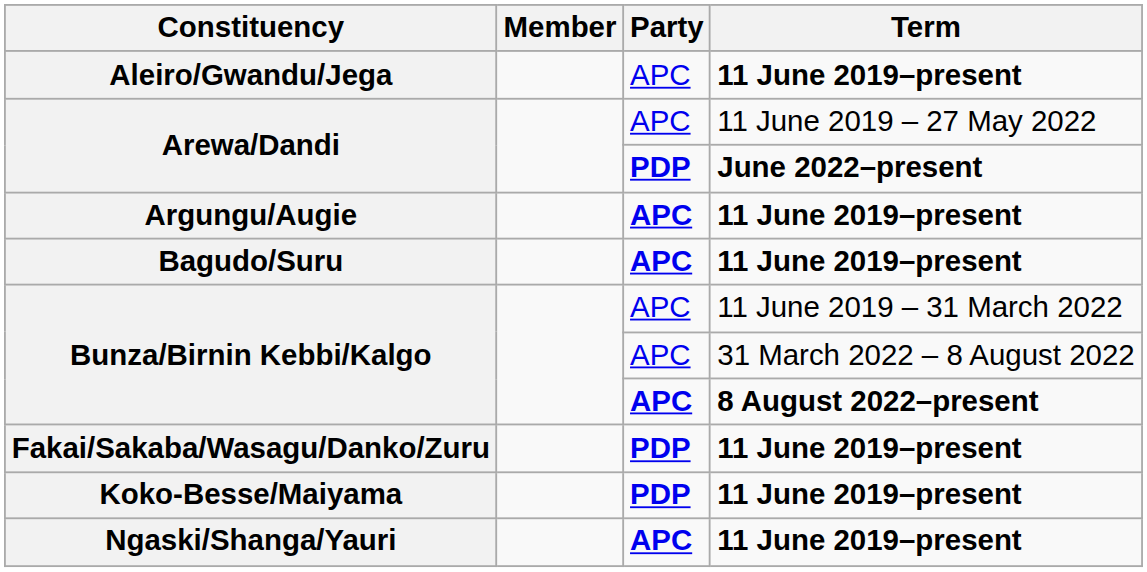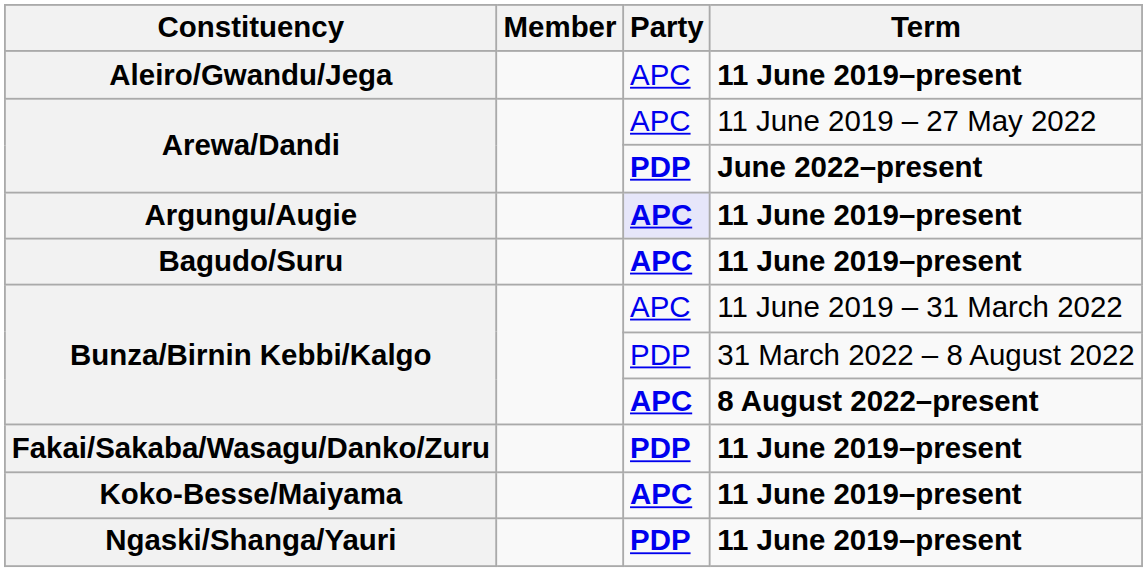(661, 214) no background -> (661, 214) lavender background
(660, 354) APC -> (660, 354) PDP
(660, 494) PDP -> (661, 494) APC
(661, 541) APC -> (660, 541) PDP
